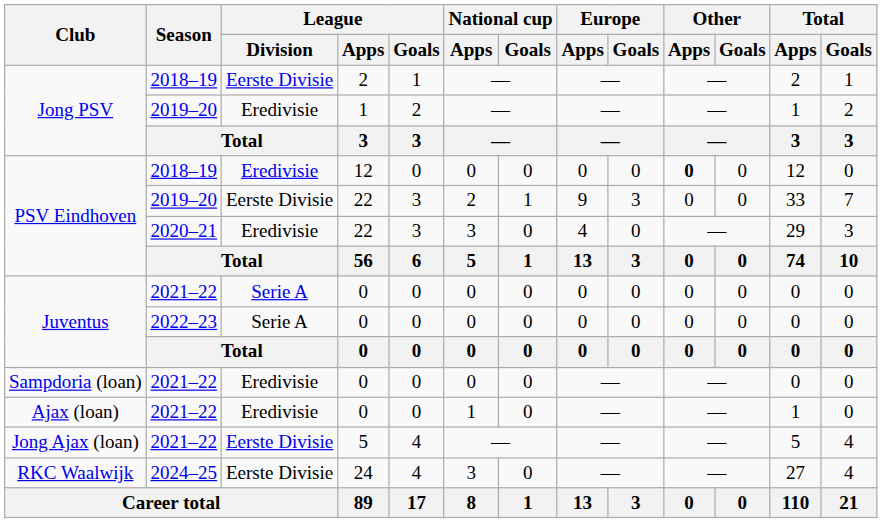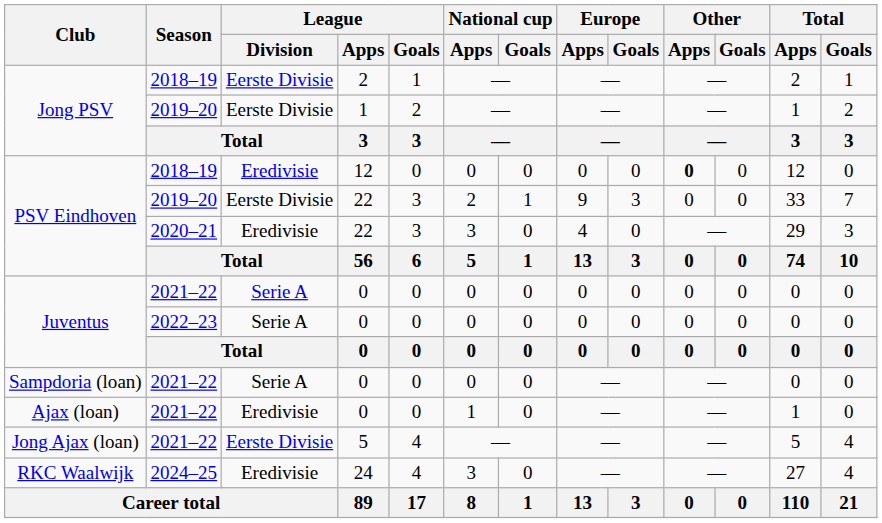(280, 110) Eredivisie -> (280, 110) Eerste Divisie
(280, 381) Eredivisie -> (280, 381) Serie A
(280, 472) Eerste Divisie -> (280, 472) Eredivisie
